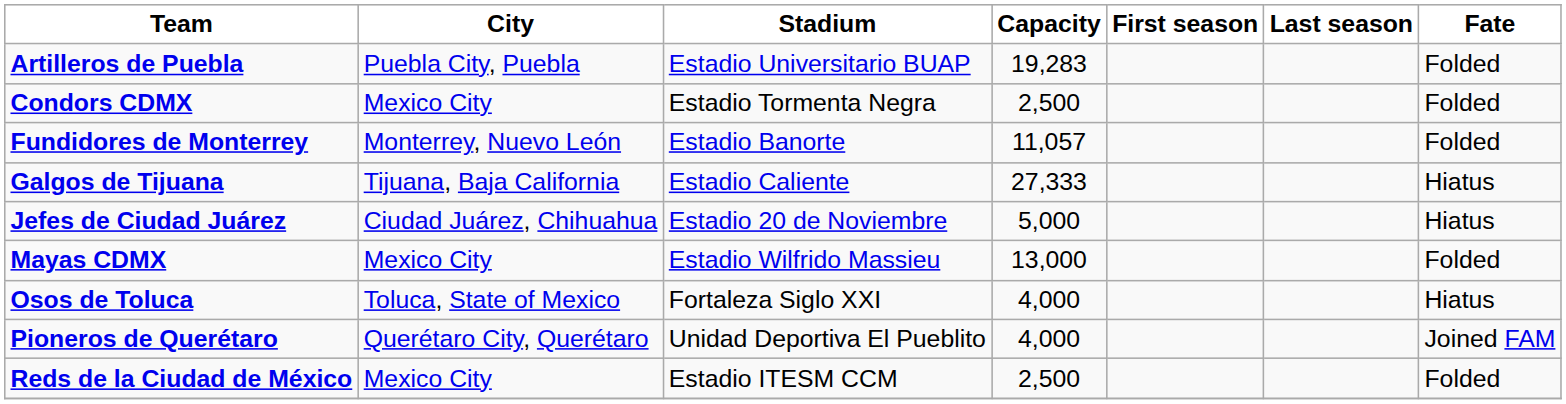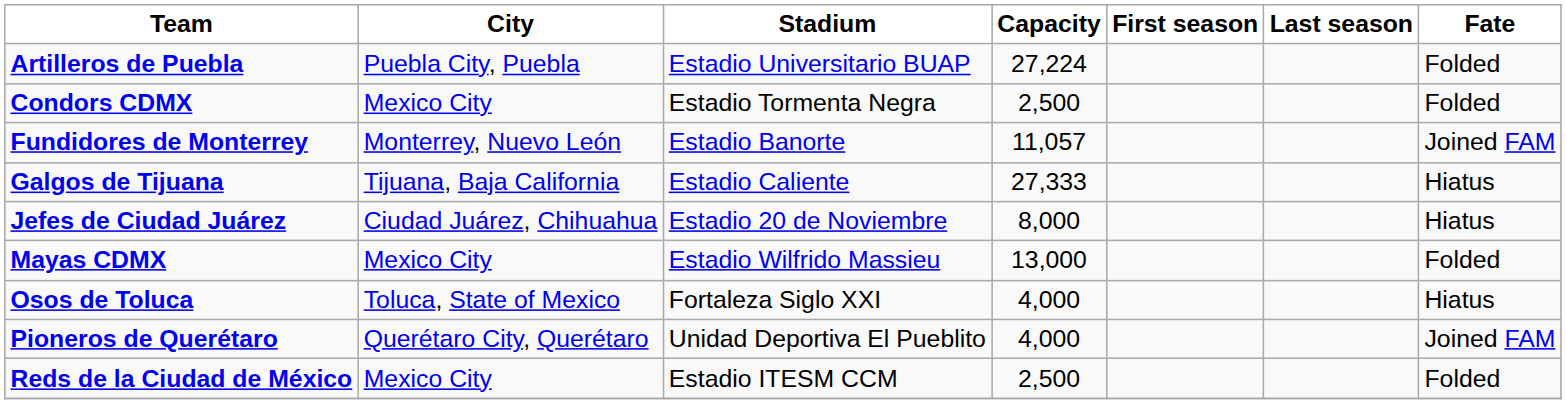(1049, 63) 19,283 -> (1049, 63) 27,224
(1462, 142) Folded -> (1490, 142) Joined FAM
(1049, 220) 5,000 -> (1049, 220) 8,000
